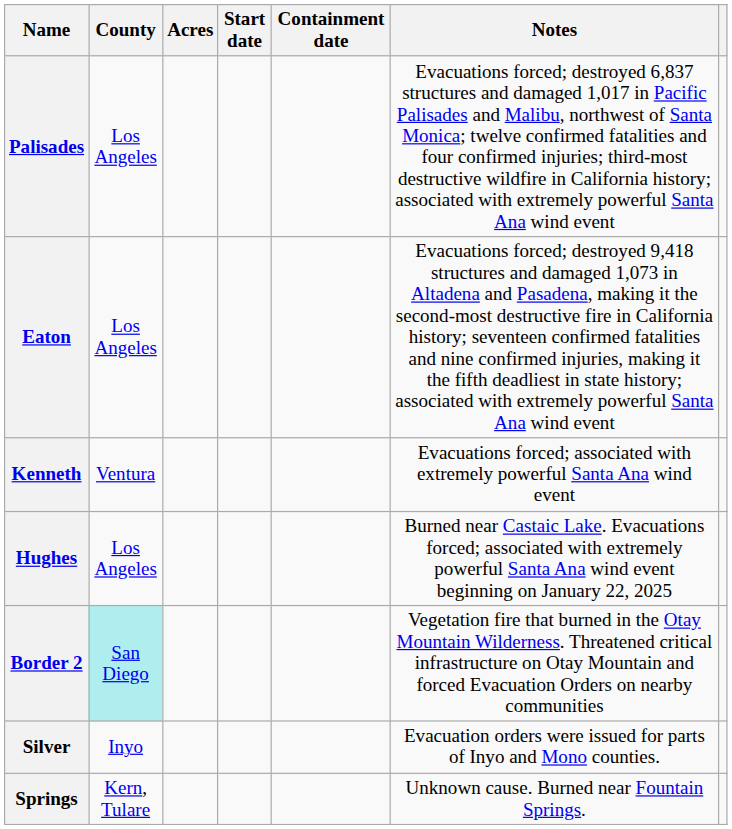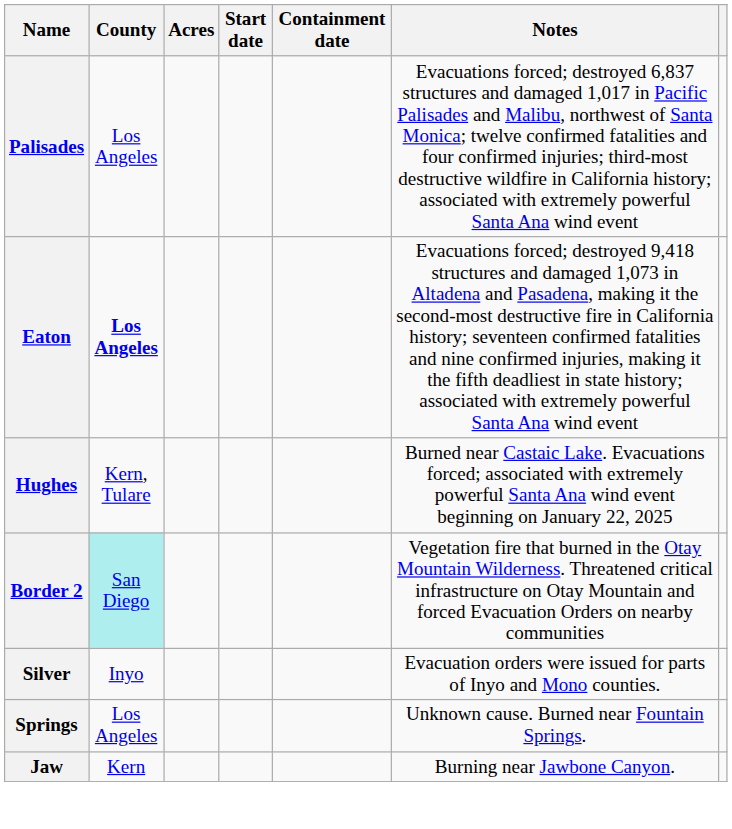(126, 337) normal -> (126, 337) bold
- row: (47, 474)
(126, 558) Los Angeles -> (126, 485) Kern, Tulare
(126, 798) Kern, Tulare -> (126, 725) Los Angeles
+ row: (47, 766)
